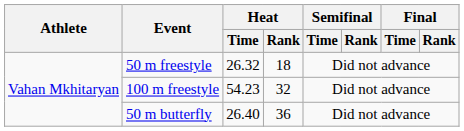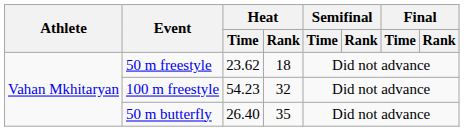(243, 65) 26.32 -> (243, 65) 23.62
(283, 114) 36 -> (283, 114) 35
